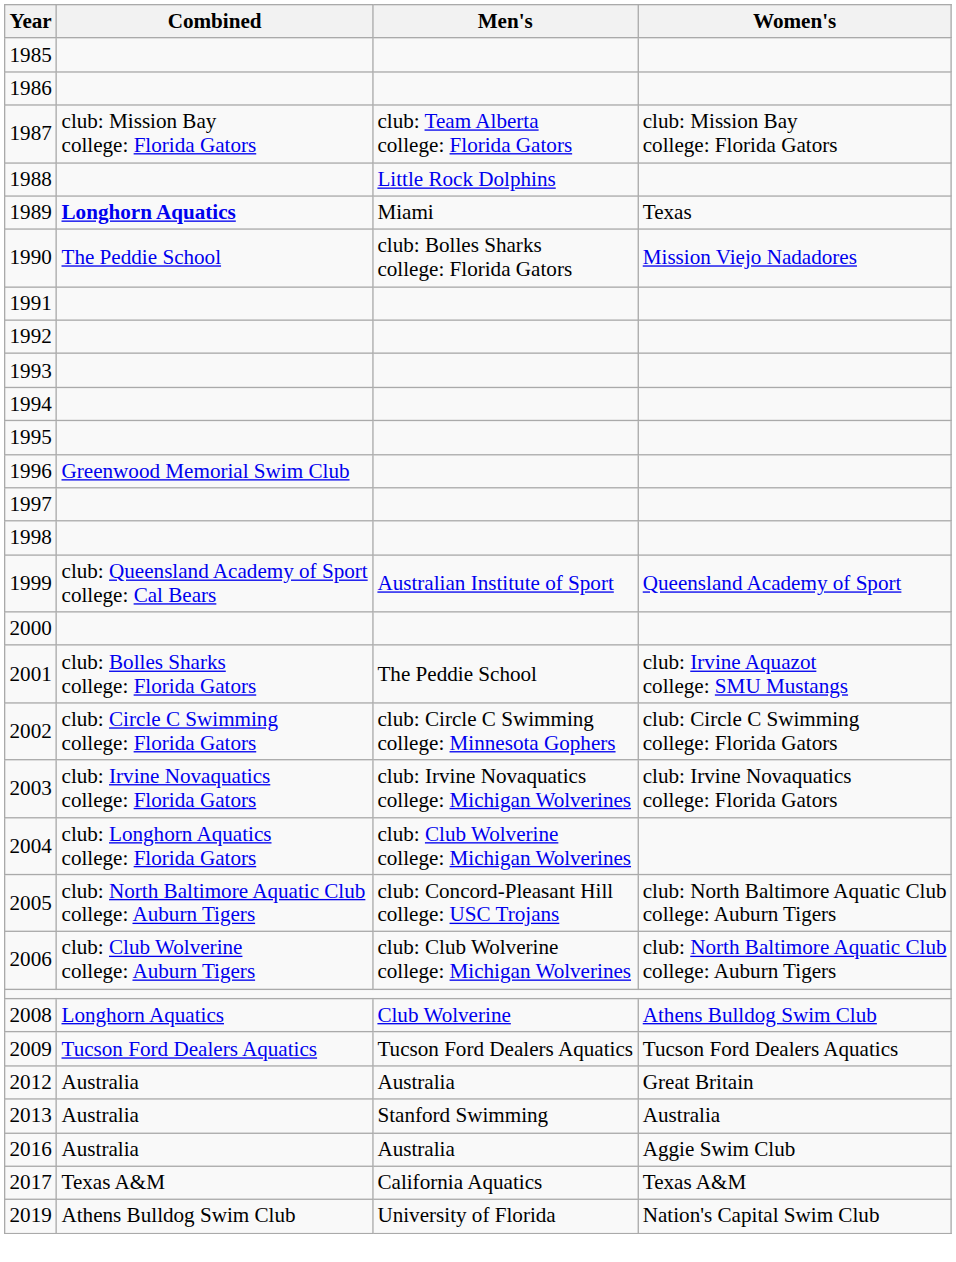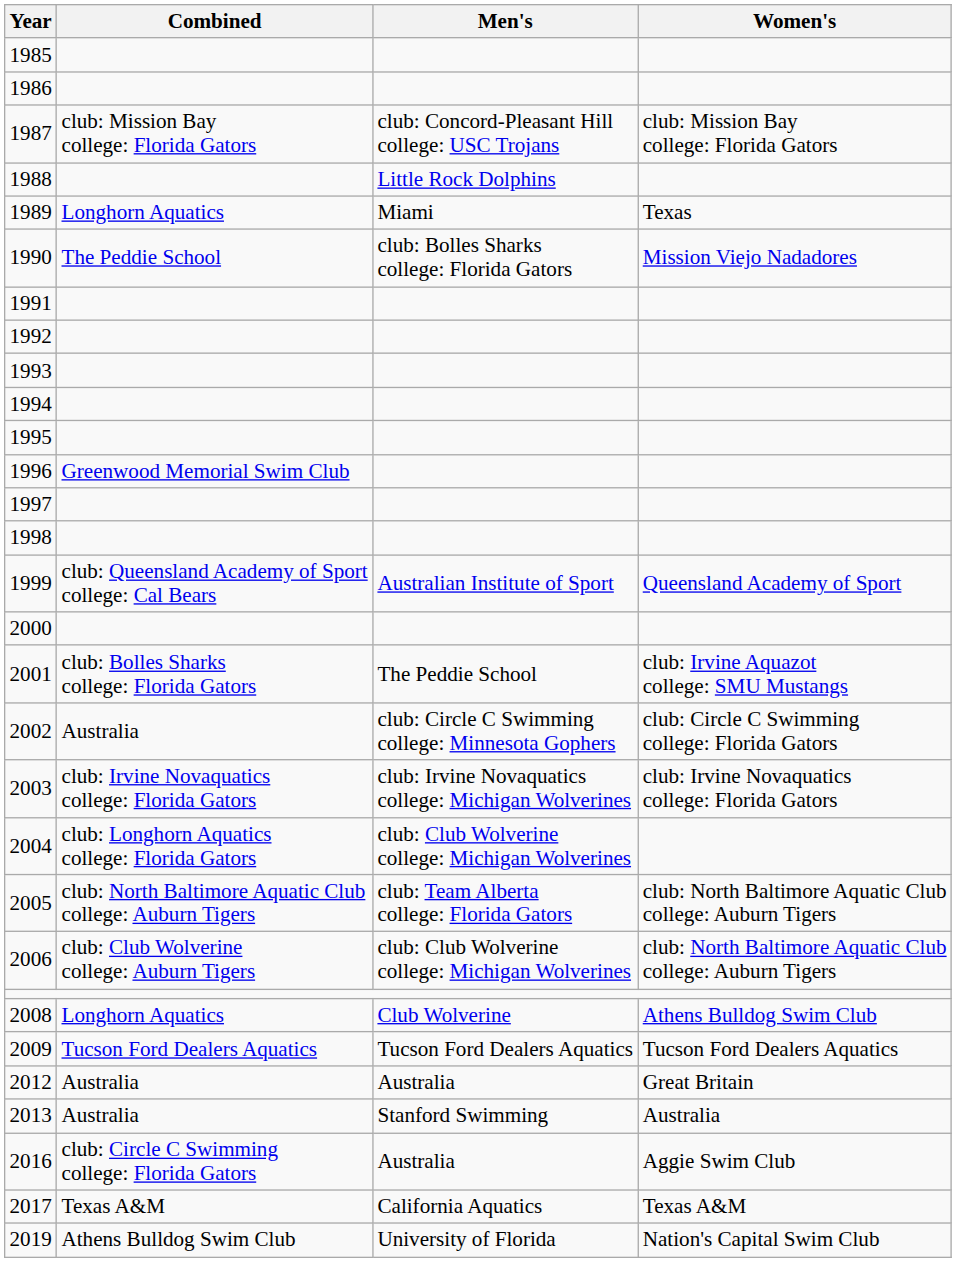(475, 133) club: Team Alberta college: Florida Gators -> (495, 133) club: Concord-Pleasant Hill college: USC Trojans
(149, 212) bold -> (143, 212) normal
(170, 731) club: Circle C Swimming college: Florida Gators -> (100, 731) Australia
(495, 902) club: Concord-Pleasant Hill college: USC Trojans -> (475, 902) club: Team Alberta college: Florida Gators
(100, 1149) Australia -> (170, 1161) club: Circle C Swimming college: Florida Gators
